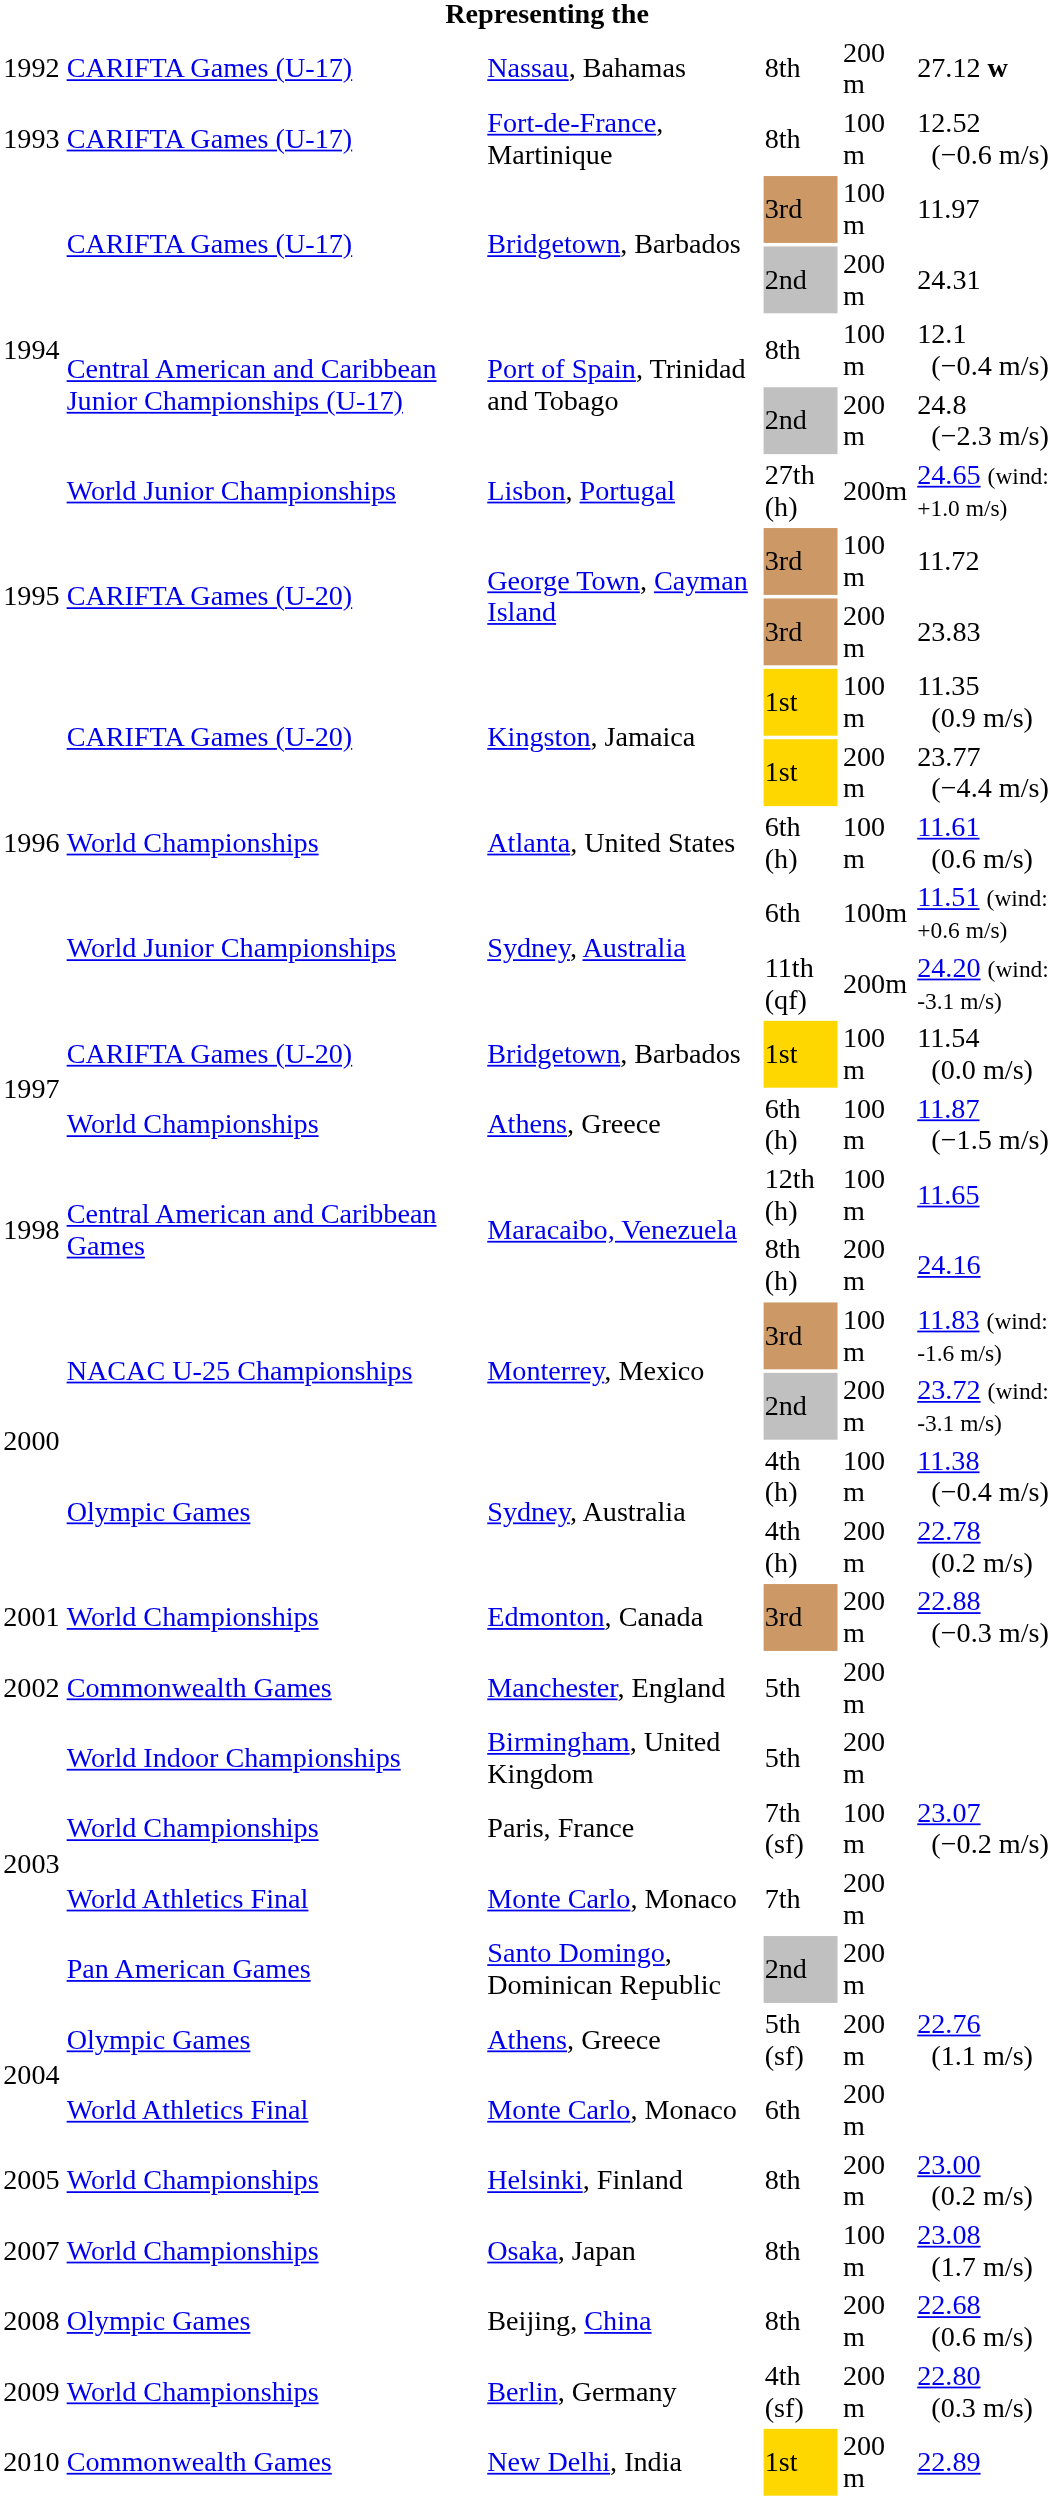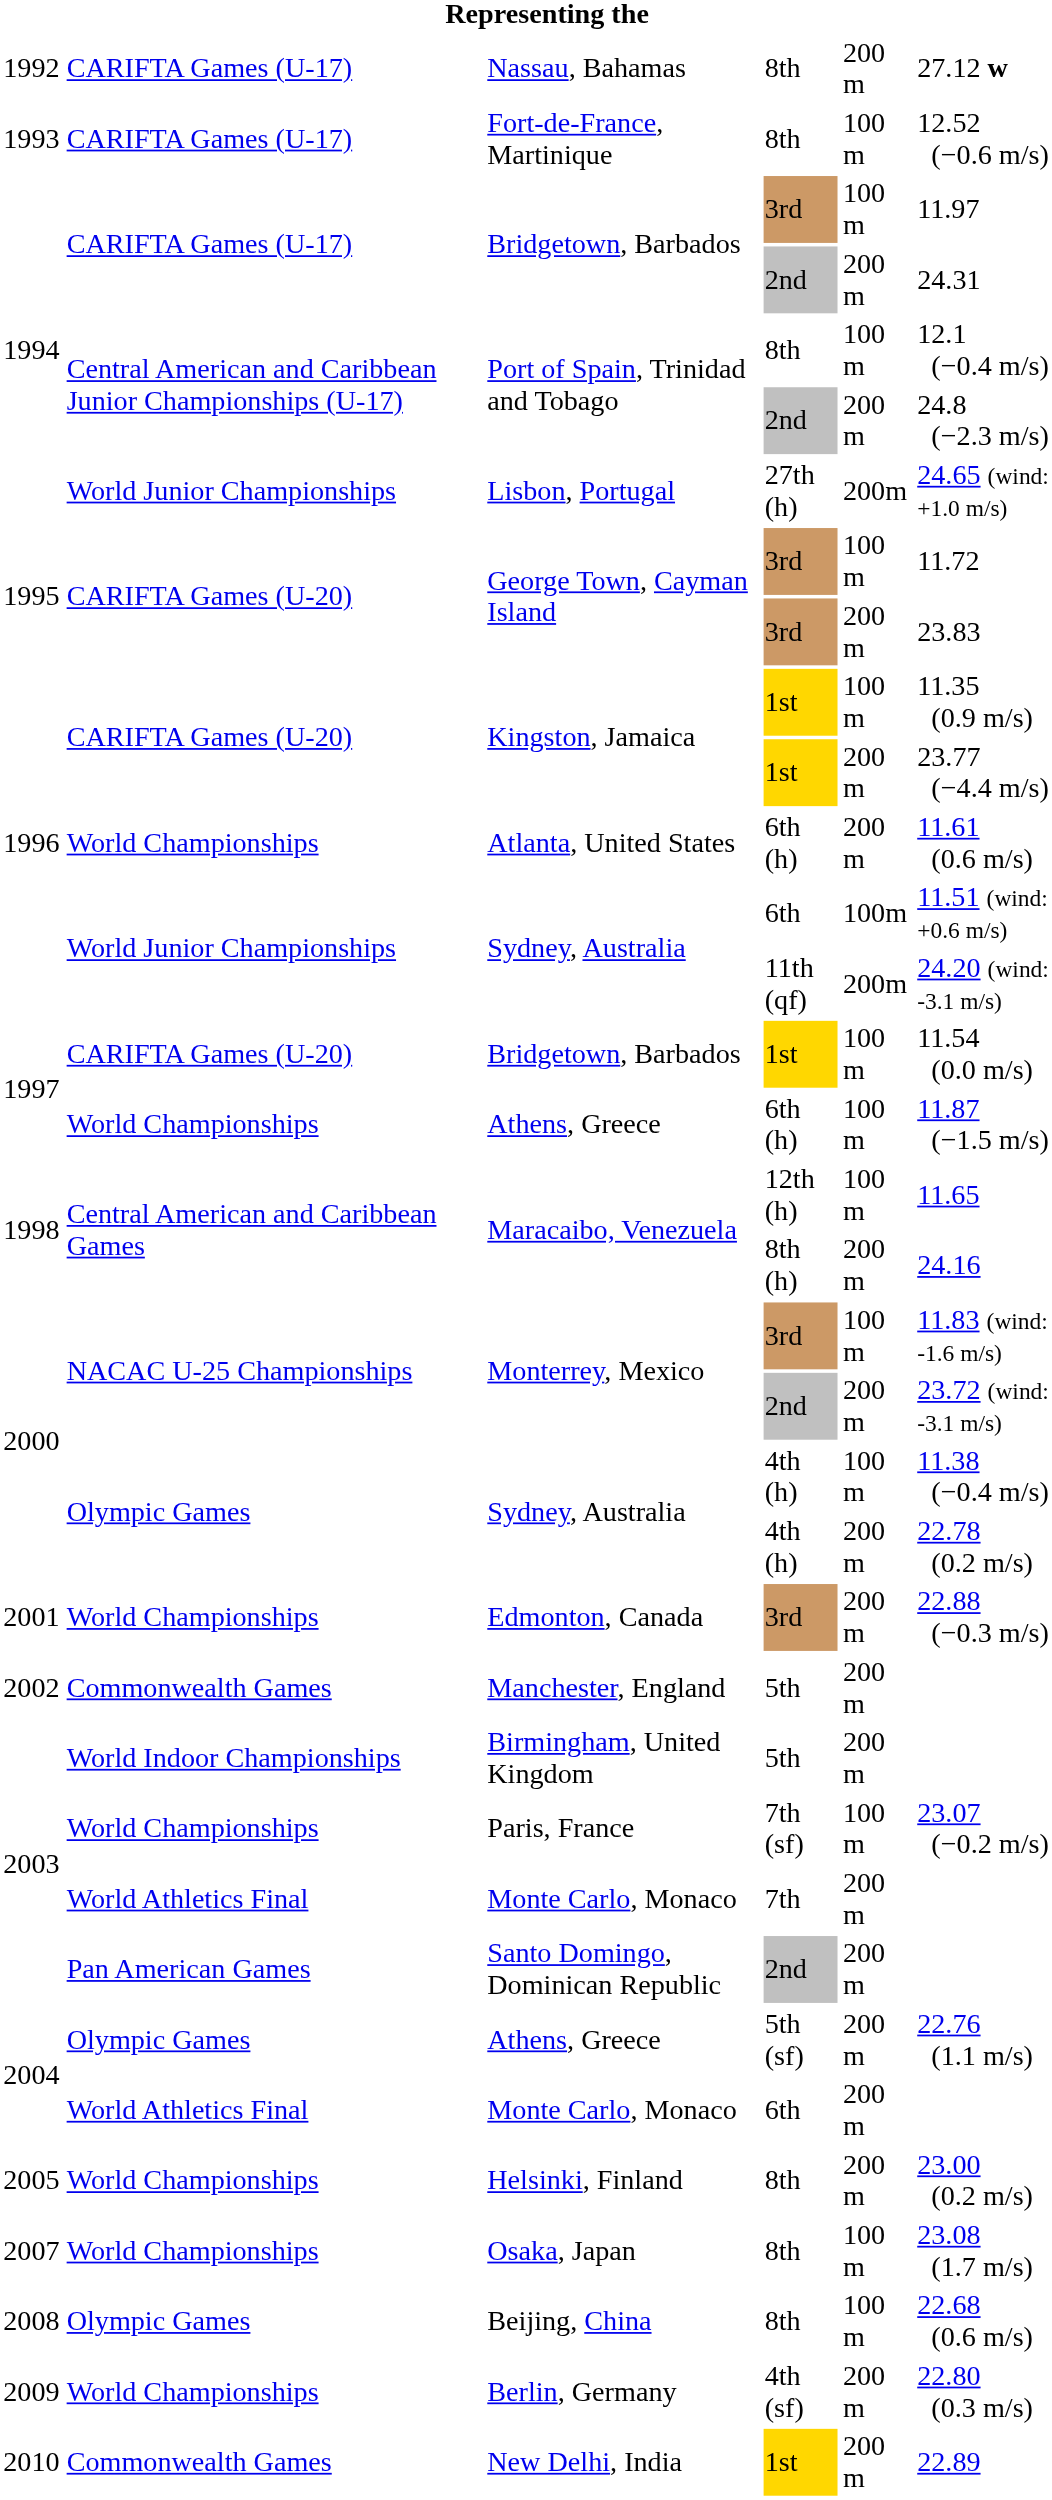(864, 842) 100 m -> (864, 842) 200 m
(864, 2321) 200 m -> (864, 2321) 100 m
